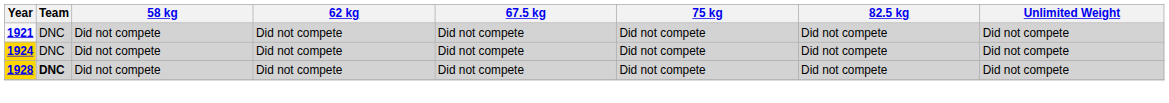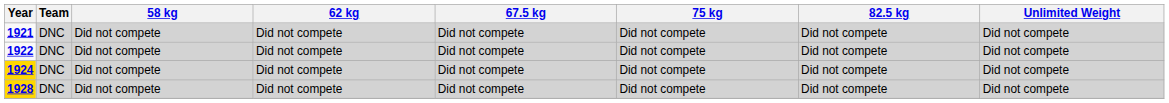+ row: (20, 51)
(52, 70) bold -> (52, 88) normal
